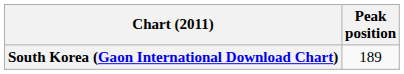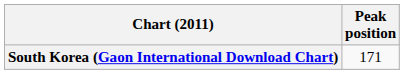(371, 57) 189 -> (371, 57) 171
